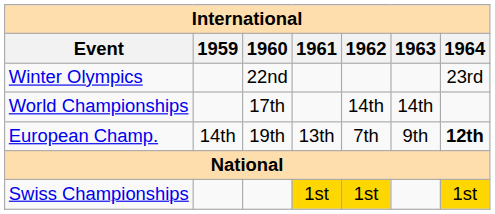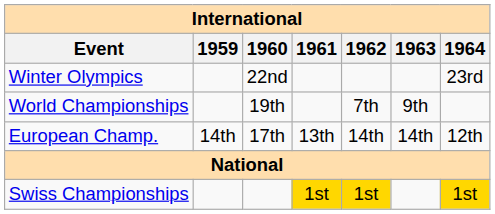(267, 106) 17th -> (267, 106) 19th
(366, 106) 14th -> (366, 106) 7th
(415, 106) 14th -> (415, 106) 9th
(267, 135) 19th -> (267, 135) 17th
(366, 135) 7th -> (366, 135) 14th
(415, 135) 9th -> (415, 135) 14th
(465, 135) bold -> (465, 135) normal
